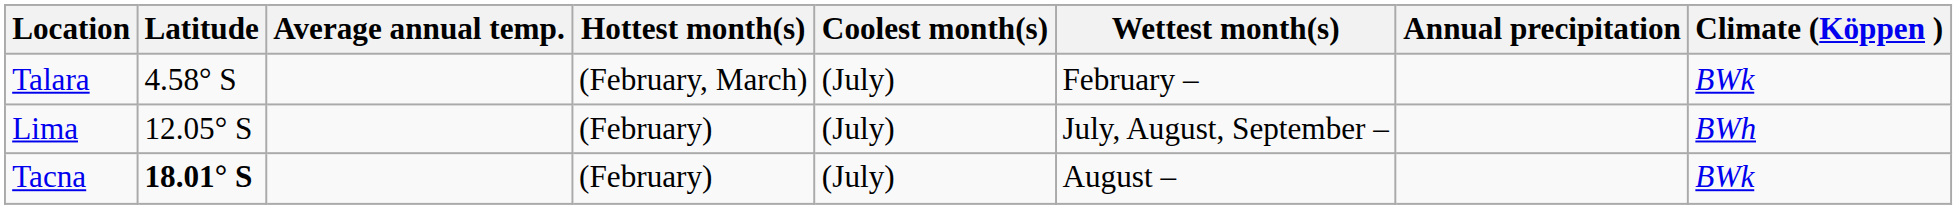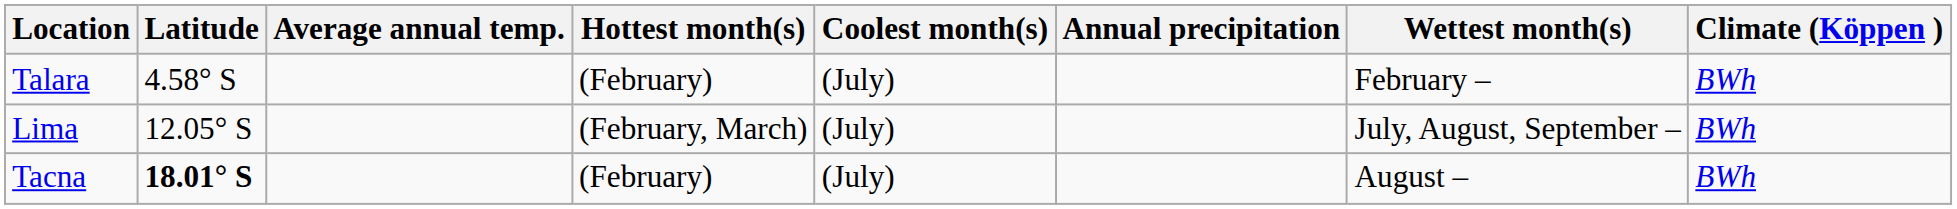columns swapped: (1542, 29) <-> (1226, 29)
(693, 78) (February, March) -> (646, 78) (February)
(1725, 78) BWk -> (1726, 78) BWh
(646, 128) (February) -> (693, 128) (February, March)
(1725, 177) BWk -> (1726, 177) BWh
